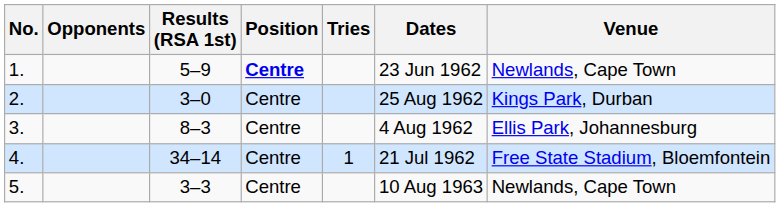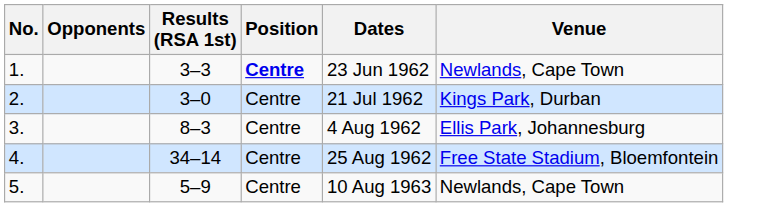- column: (349, 29)
(195, 69) 5–9 -> (195, 69) 3–3
(431, 98) 25 Aug 1962 -> (375, 98) 21 Jul 1962
(427, 157) 21 Jul 1962 -> (379, 157) 25 Aug 1962
(195, 187) 3–3 -> (195, 187) 5–9
